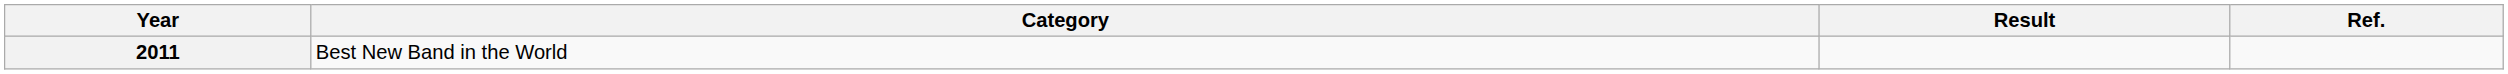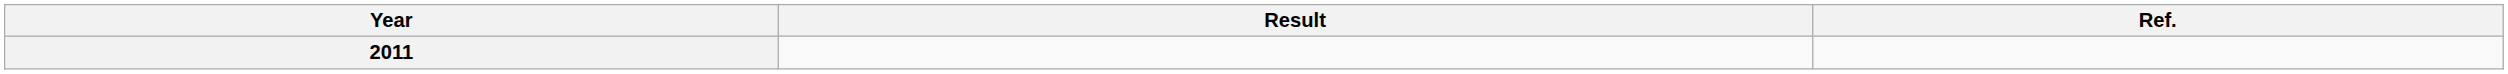- column: (1065, 20)
